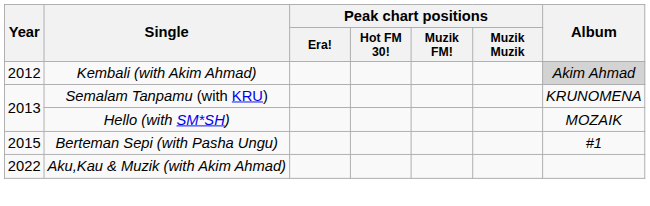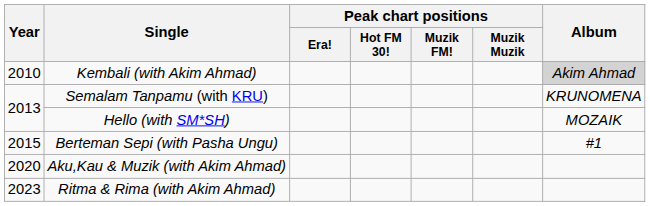(24, 72) 2012 -> (24, 72) 2010
(24, 166) 2022 -> (24, 166) 2020
+ row: (167, 189)
